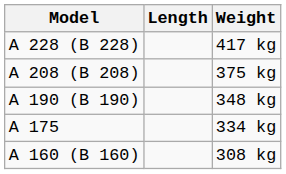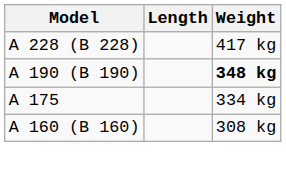- row: (74, 73)
(246, 100) normal -> (246, 73) bold
